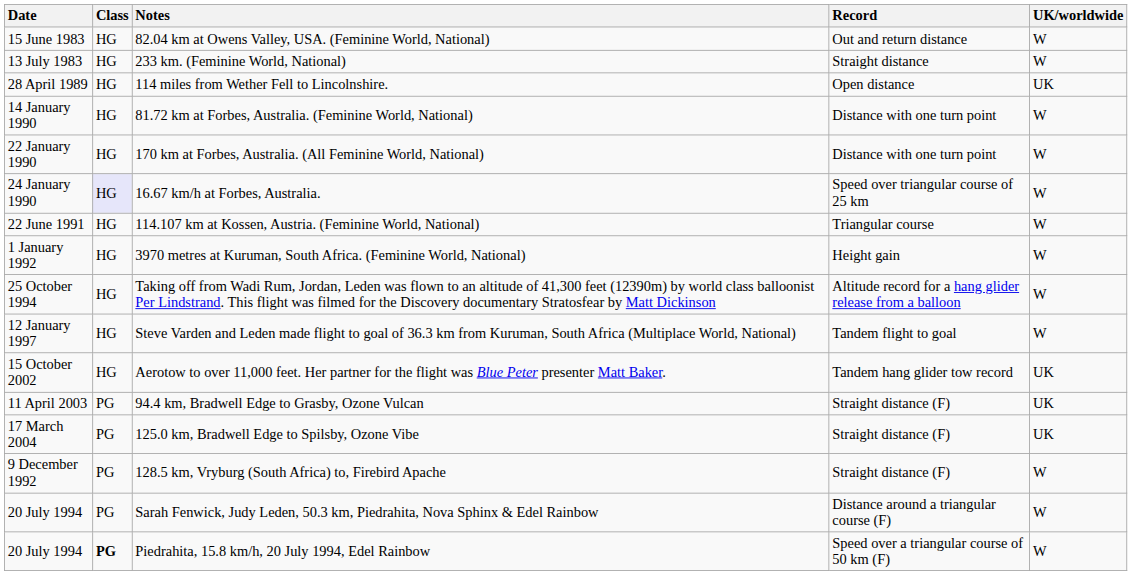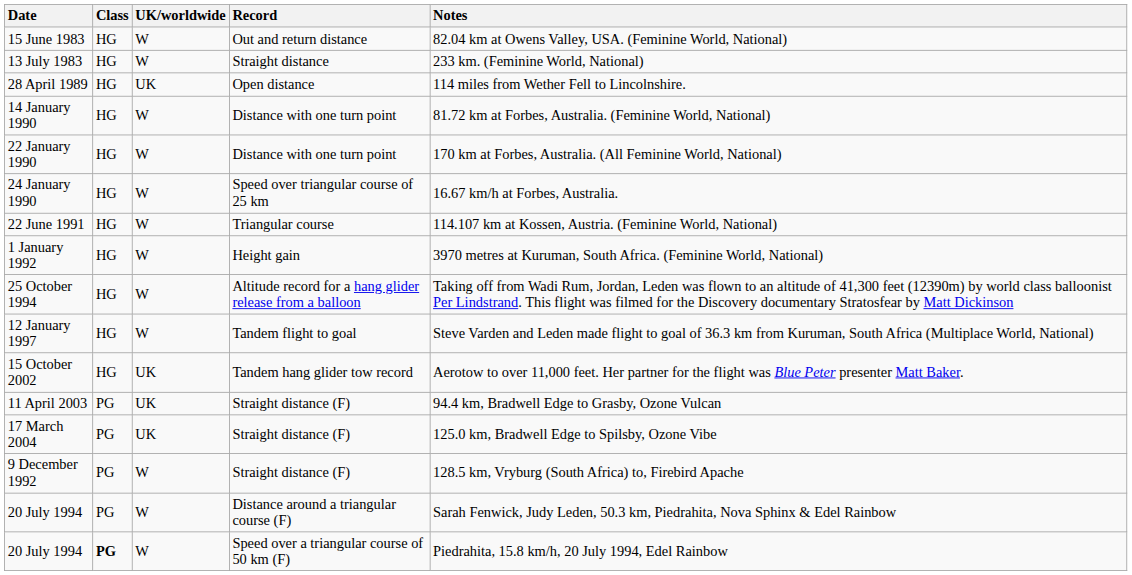columns swapped: (1078, 15) <-> (153, 15)
(106, 193) lavender background -> (106, 193) no background
